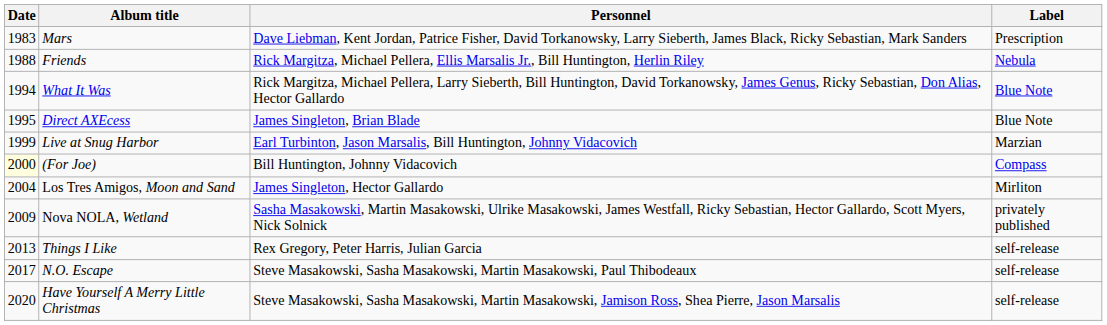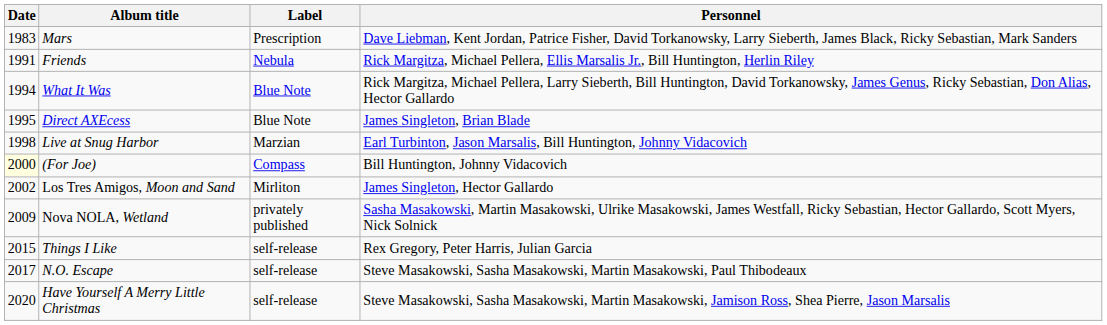columns swapped: (621, 15) <-> (1047, 15)
(22, 60) 1988 -> (22, 60) 1991
(22, 143) 1999 -> (22, 143) 1998
(22, 187) 2004 -> (22, 187) 2002
(22, 248) 2013 -> (22, 248) 2015
